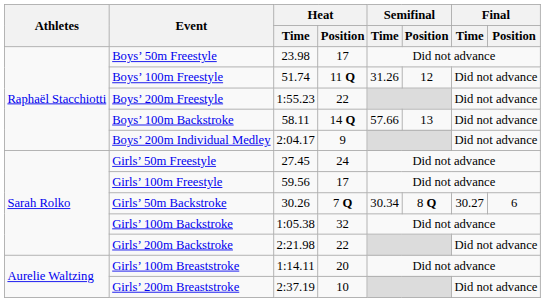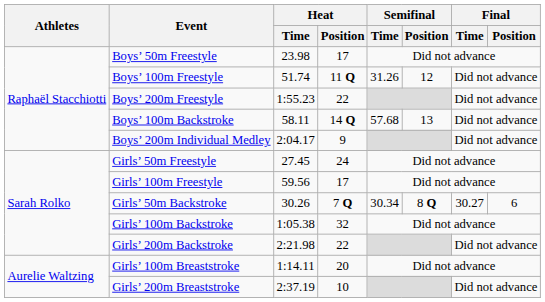(385, 119) 57.66 -> (385, 119) 57.68
